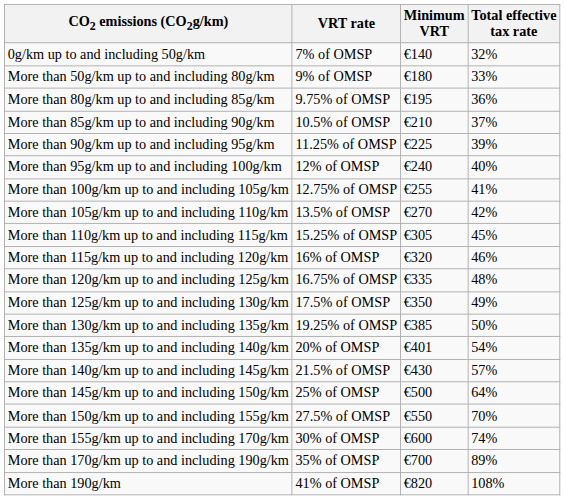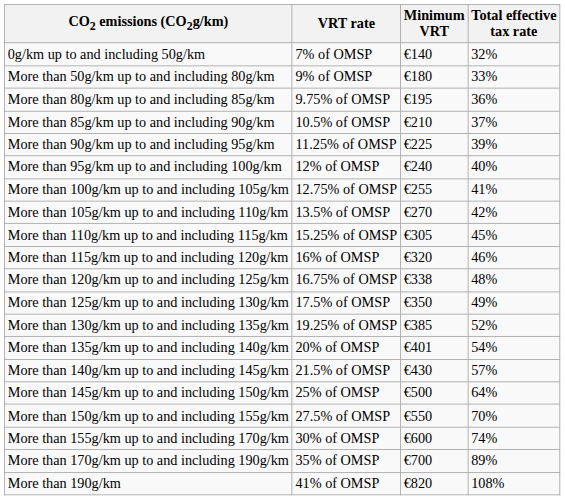(418, 280) €335 -> (418, 280) €338
(484, 325) 50% -> (484, 325) 52%
